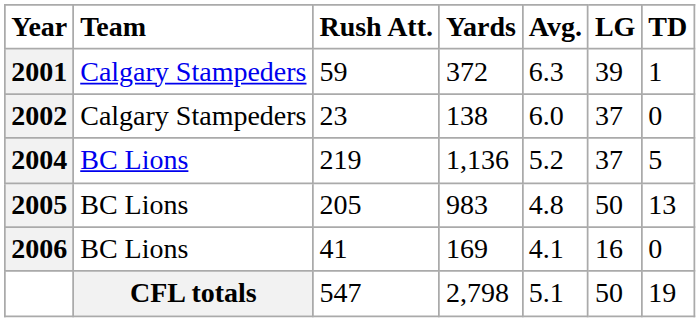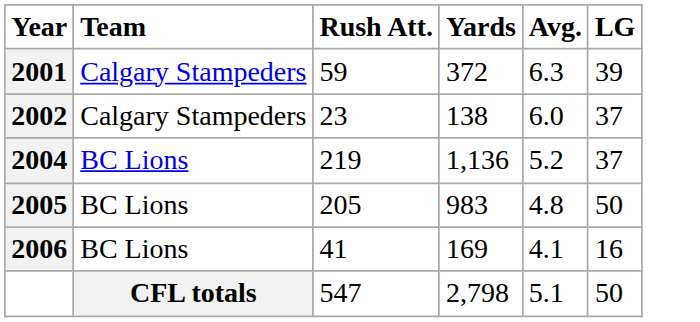- column: (668, 26)
